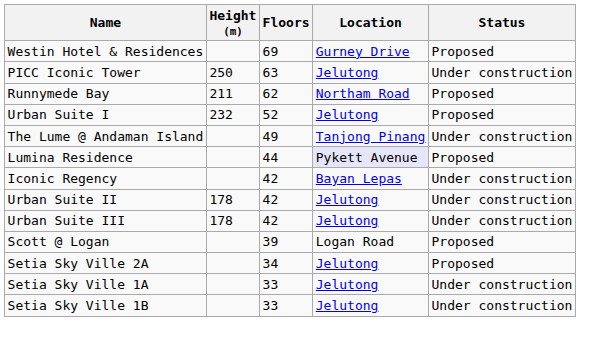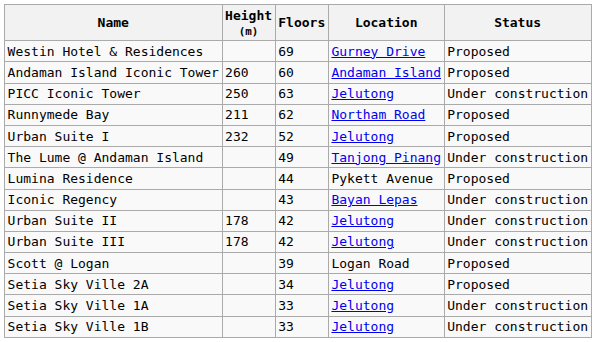+ row: (113, 72)
(367, 157) lavender background -> (382, 178) no background
(270, 178) 42 -> (286, 200) 43
